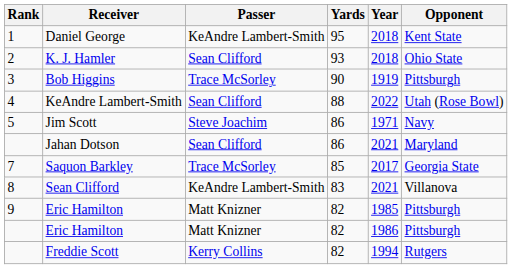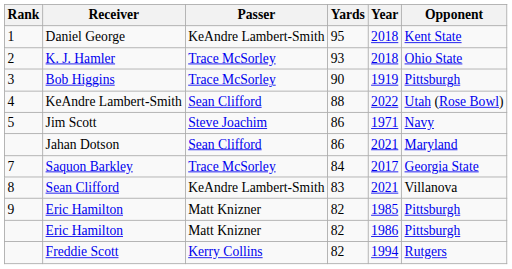(225, 58) Sean Clifford -> (232, 58) Trace McSorley
(338, 166) 85 -> (338, 166) 84
